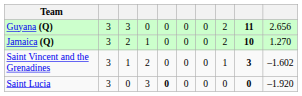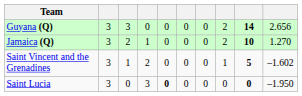(249, 27) 11 -> (249, 27) 14
(249, 63) 3 -> (249, 63) 5
(280, 83) –1.920 -> (280, 83) –1.950
